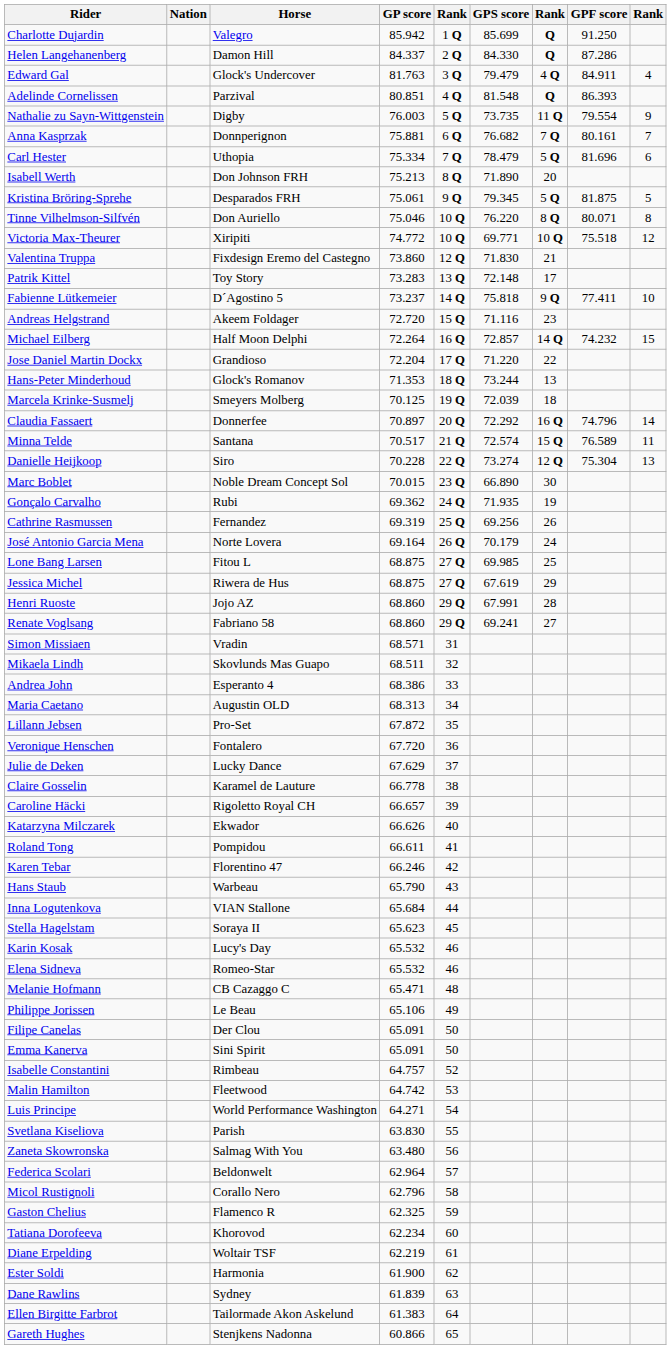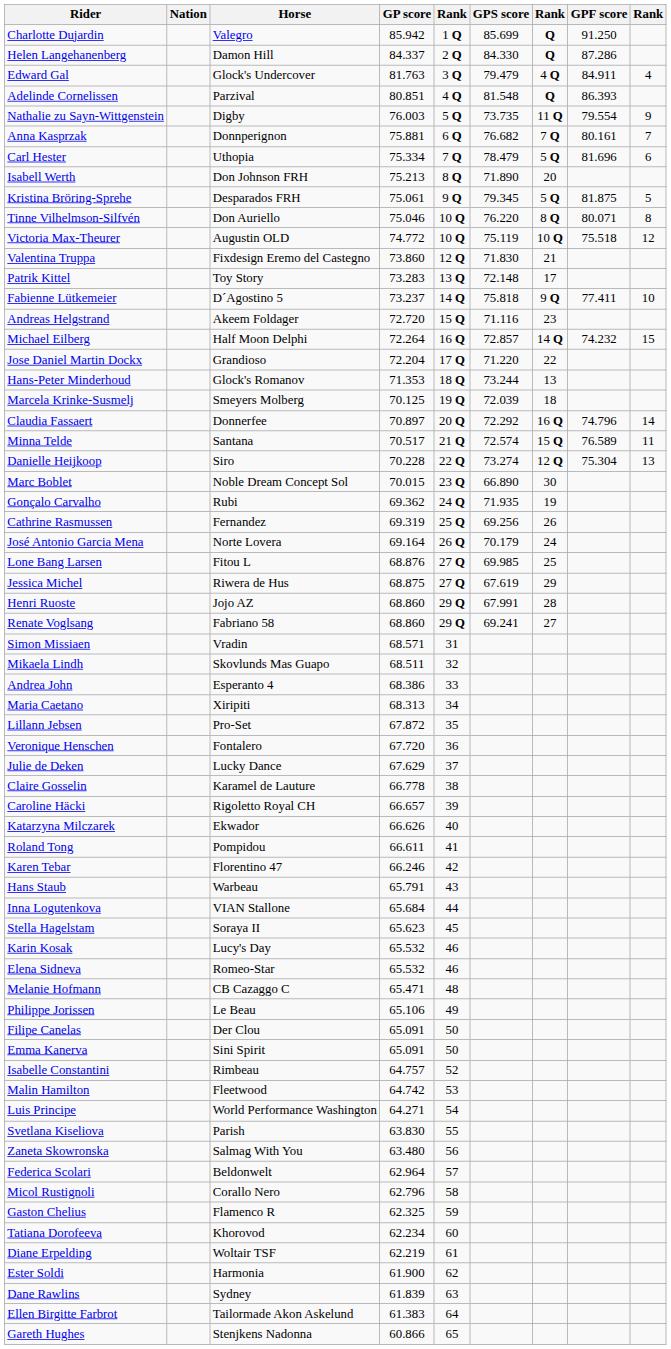(232, 237) Xiripiti -> (251, 237) Augustin OLD
(501, 237) 69.771 -> (501, 237) 75.119
(407, 562) 68.875 -> (407, 562) 68.876
(251, 704) Augustin OLD -> (232, 704) Xiripiti
(407, 887) 65.790 -> (407, 887) 65.791
